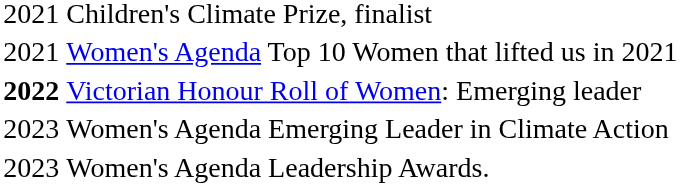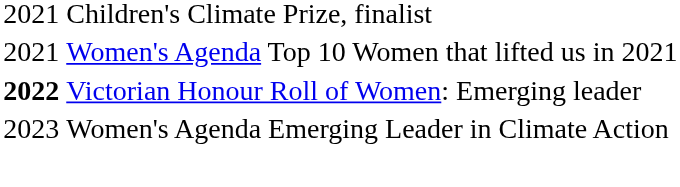- row: (278, 167)
